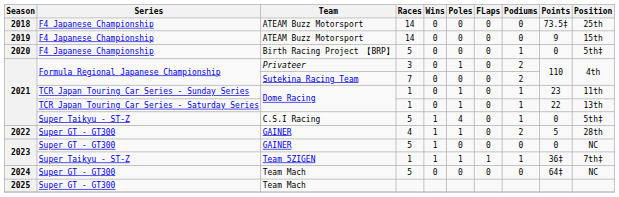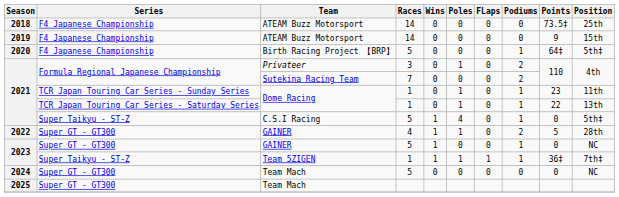(556, 51) 0 -> (556, 51) 64‡
(521, 145) 0 -> (521, 145) 1
(556, 172) 64‡ -> (556, 172) 0
